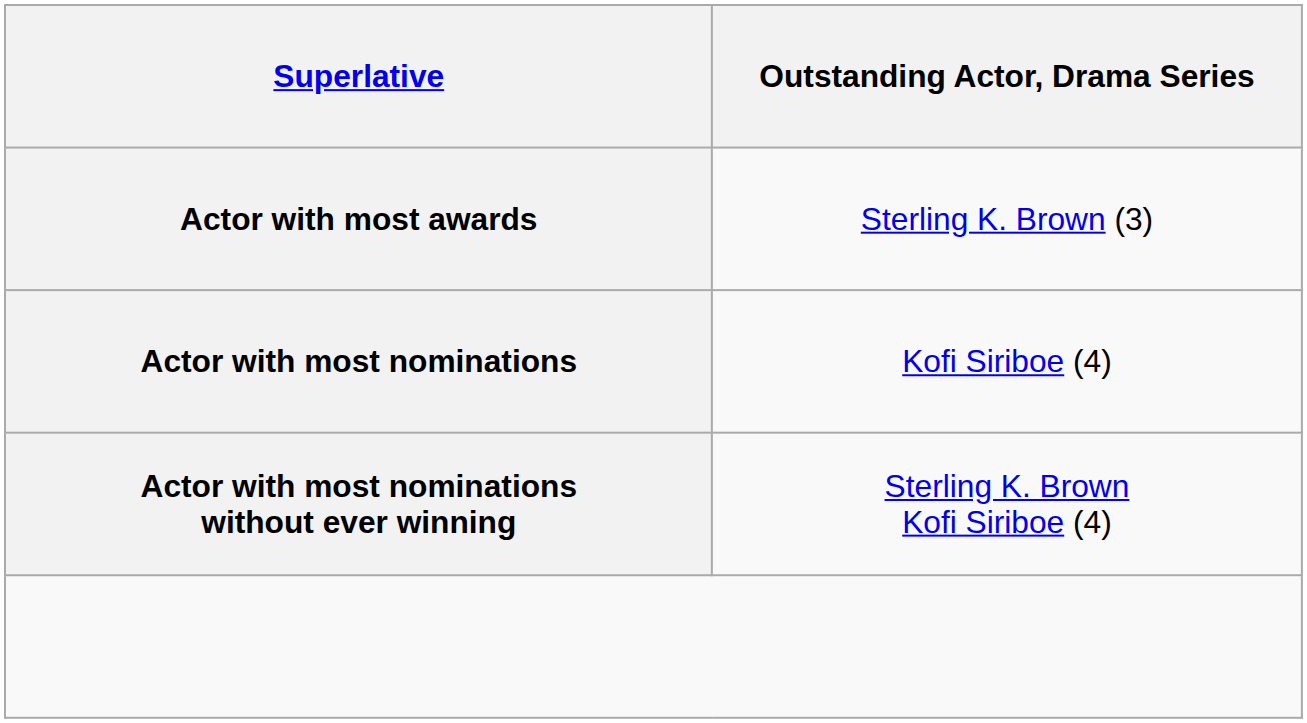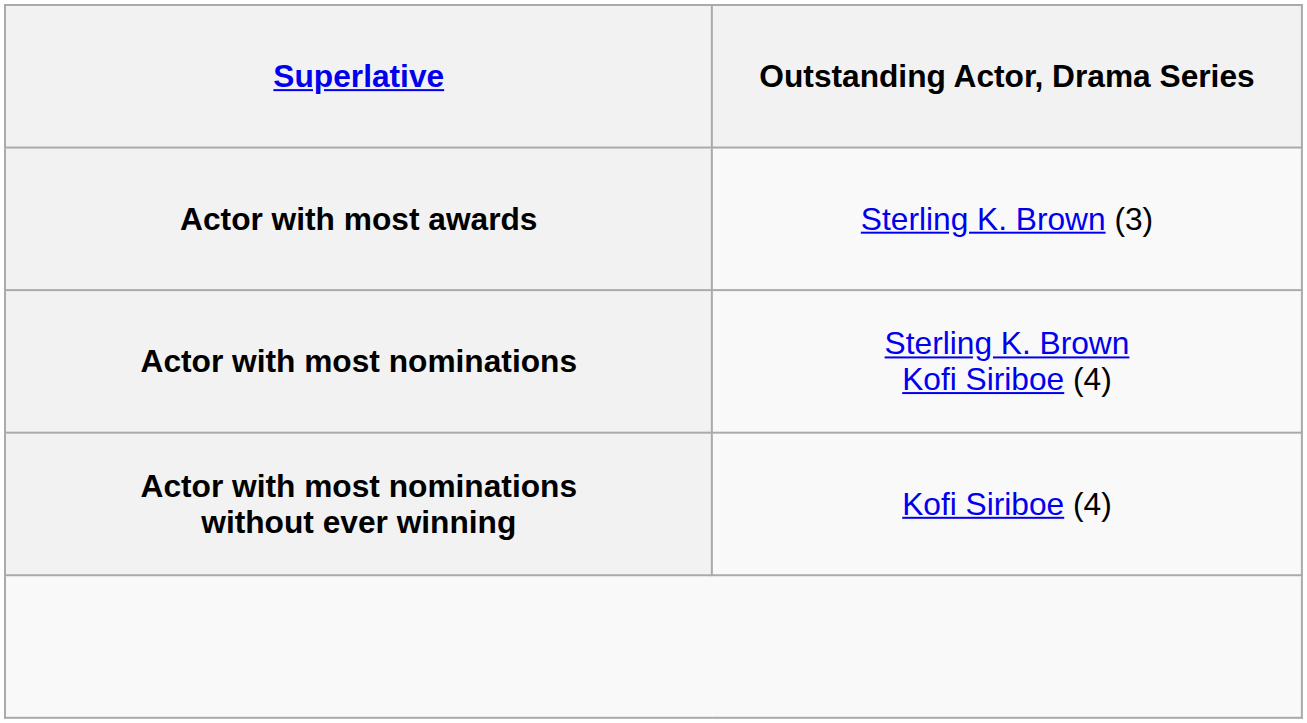(1007, 360) Kofi Siriboe (4) -> (1007, 360) Sterling K. Brown Kofi Siriboe (4)
(1007, 503) Sterling K. Brown Kofi Siriboe (4) -> (1007, 503) Kofi Siriboe (4)
